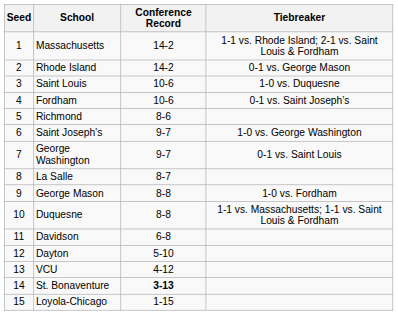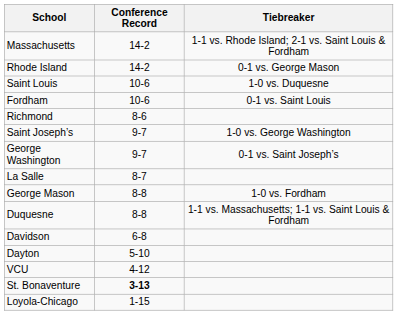- column: (19, 18)
(299, 100) 0-1 vs. Saint Joseph’s -> (289, 100) 0-1 vs. Saint Louis
(299, 155) 0-1 vs. Saint Louis -> (289, 155) 0-1 vs. Saint Joseph’s
